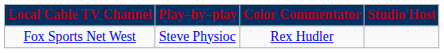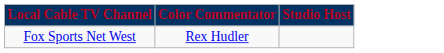- column: (197, 15)
